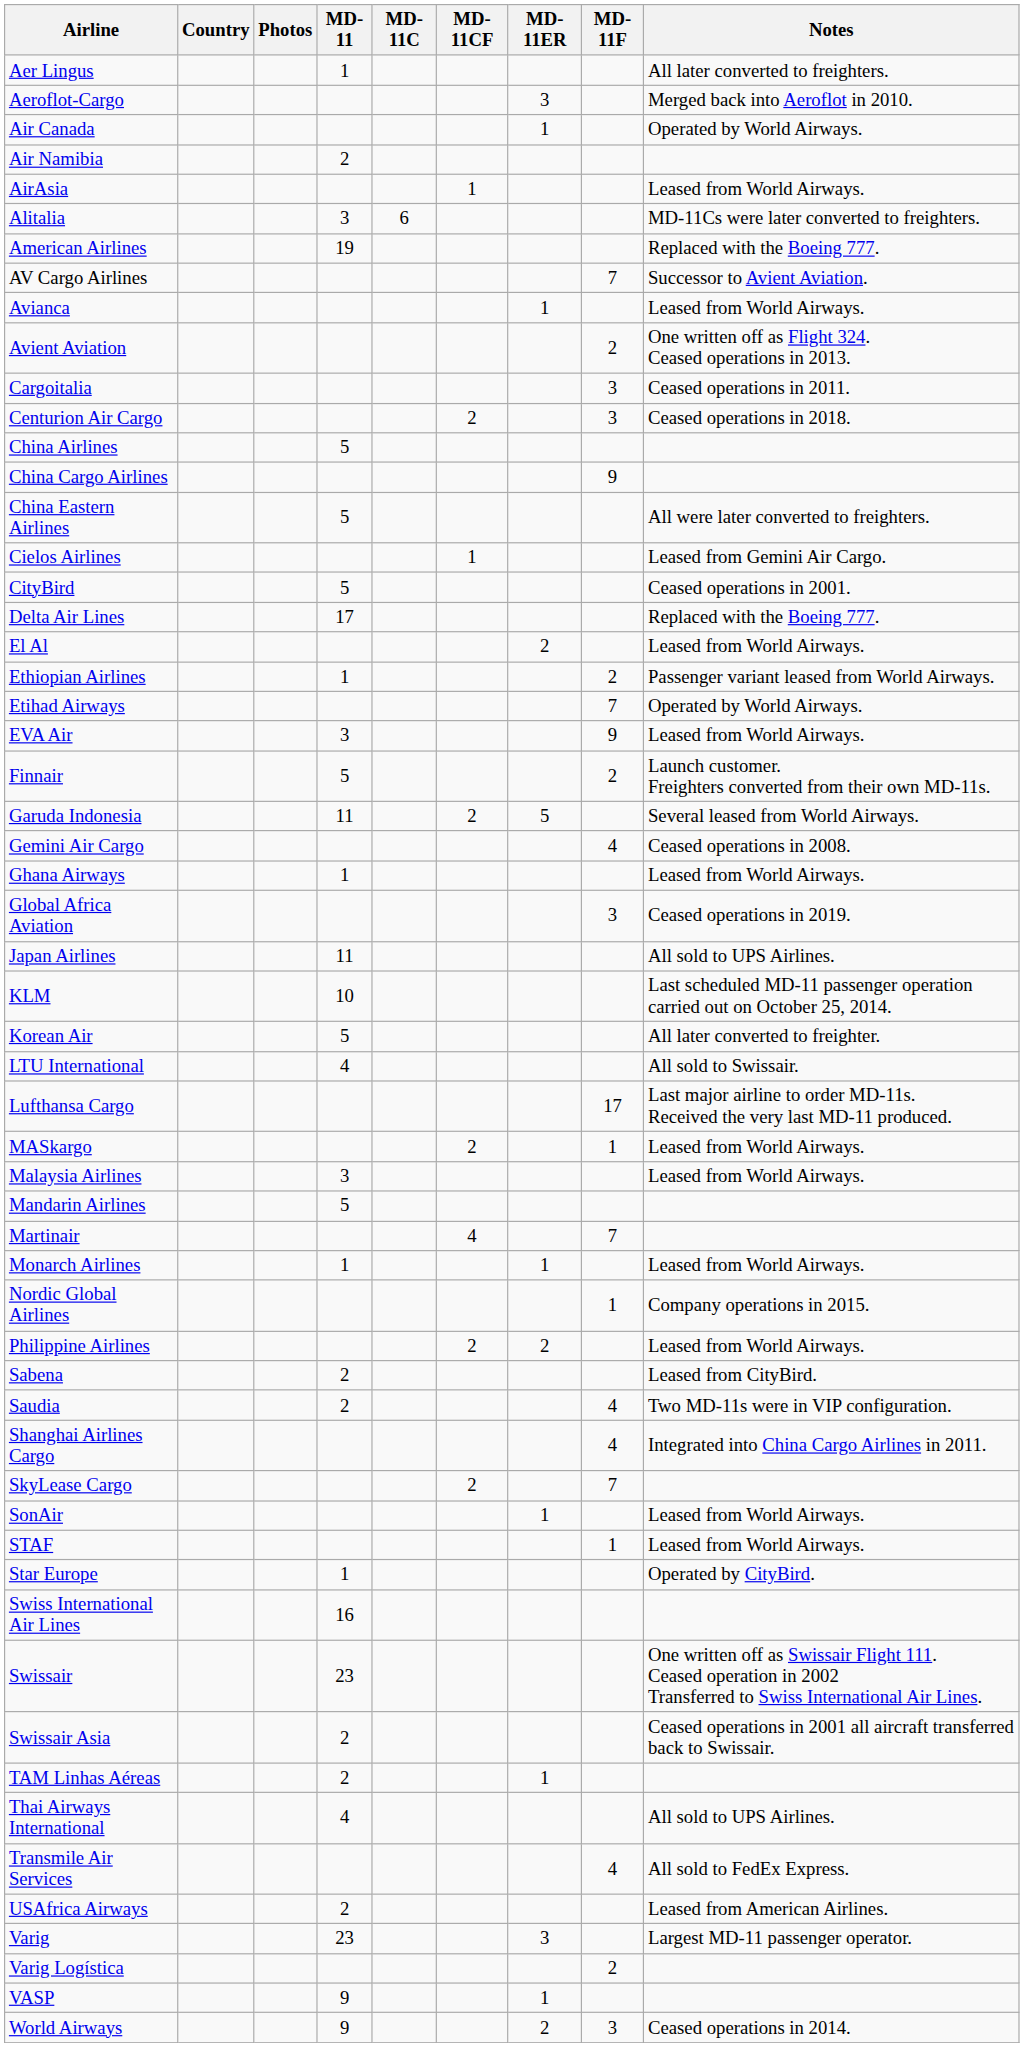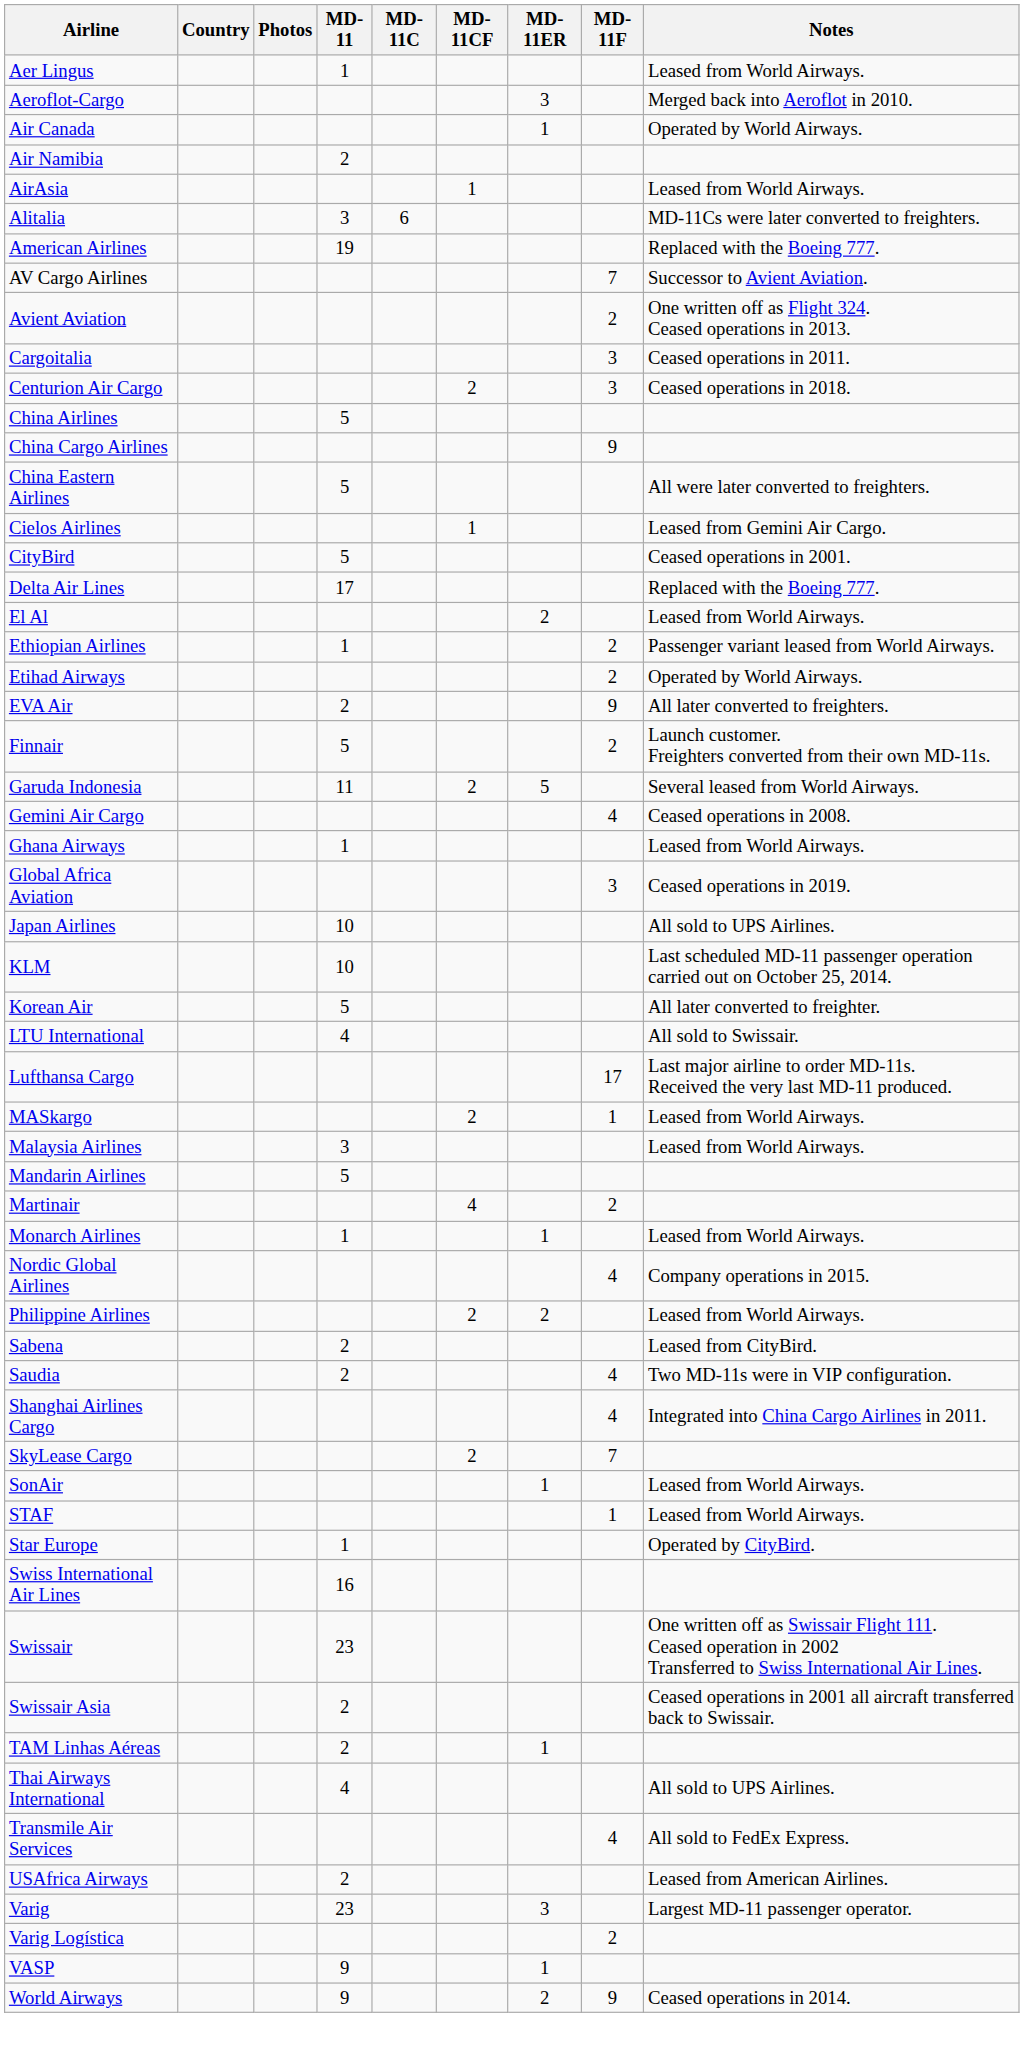(768, 70) All later converted to freighters. -> (756, 70) Leased from World Airways.
- row: (39, 307)
(612, 705) 7 -> (612, 676) 2
(345, 735) 3 -> (345, 705) 2
(756, 735) Leased from World Airways. -> (768, 705) All later converted to freighters.
(345, 955) 11 -> (345, 926) 10
(612, 1235) 7 -> (612, 1205) 2
(612, 1305) 1 -> (612, 1275) 4
(612, 2027) 3 -> (612, 1997) 9
